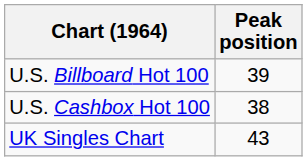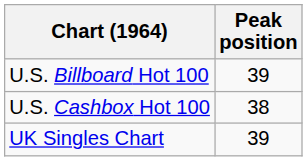(258, 139) 43 -> (258, 139) 39
